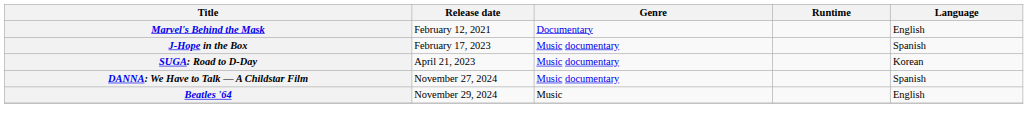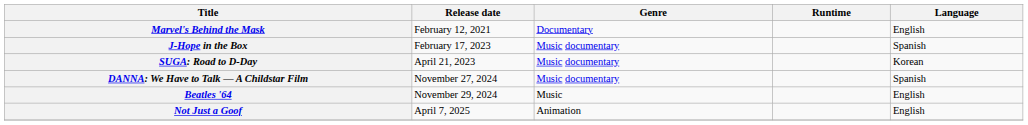+ row: (208, 111)
